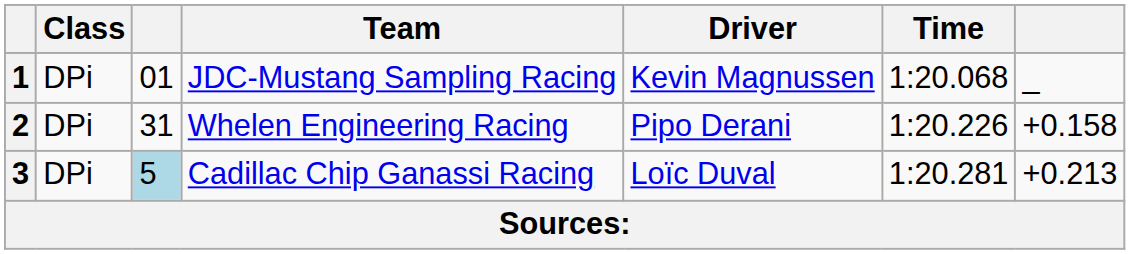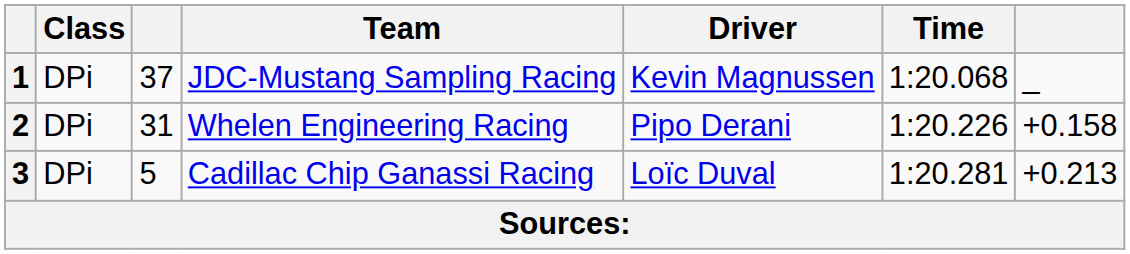(157, 77) 01 -> (157, 77) 37
(148, 175) lightblue background -> (148, 175) no background
